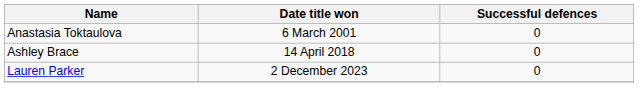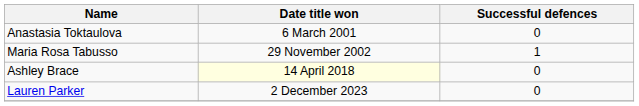+ row: (62, 52)
(319, 52) no background -> (319, 71) lightyellow background
